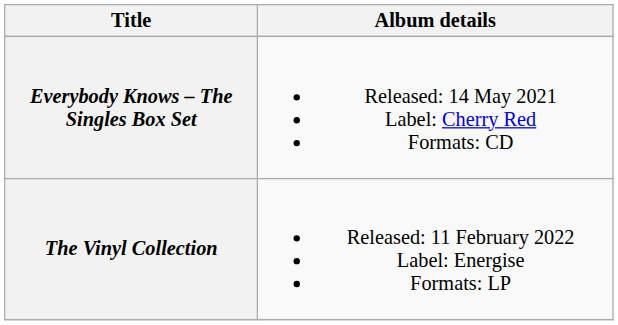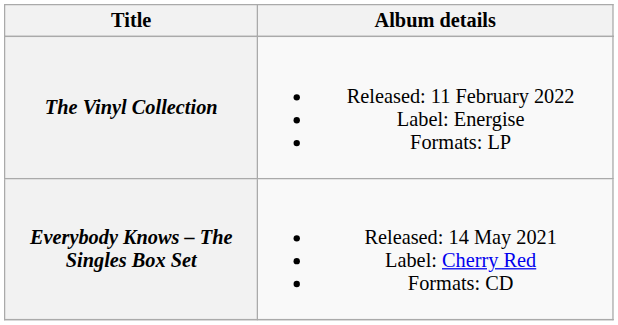rows swapped: (131, 107) <-> (131, 248)
